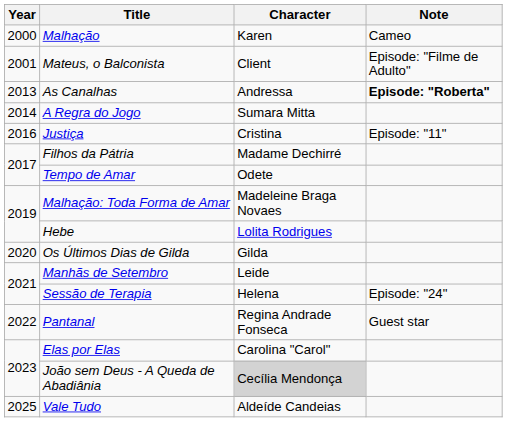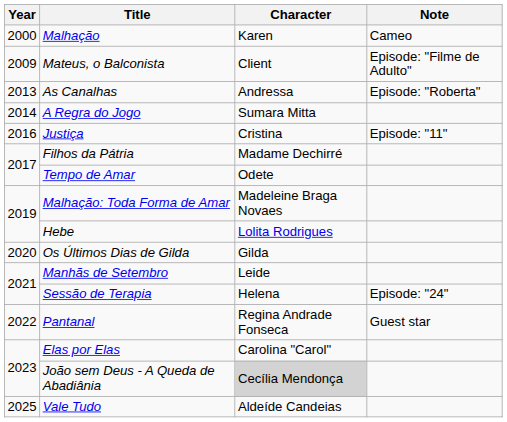(22, 63) 2001 -> (22, 63) 2009
(429, 92) bold -> (425, 92) normal
